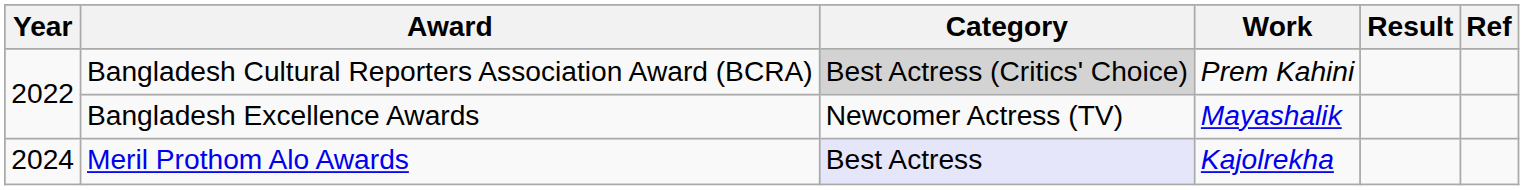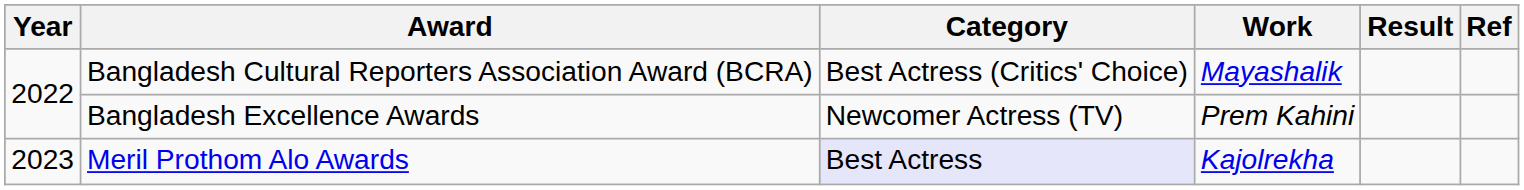(1007, 71) lightgrey background -> (1007, 71) no background
(1278, 71) Prem Kahini -> (1271, 71) Mayashalik
(1271, 116) Mayashalik -> (1278, 116) Prem Kahini
(43, 160) 2024 -> (43, 160) 2023
